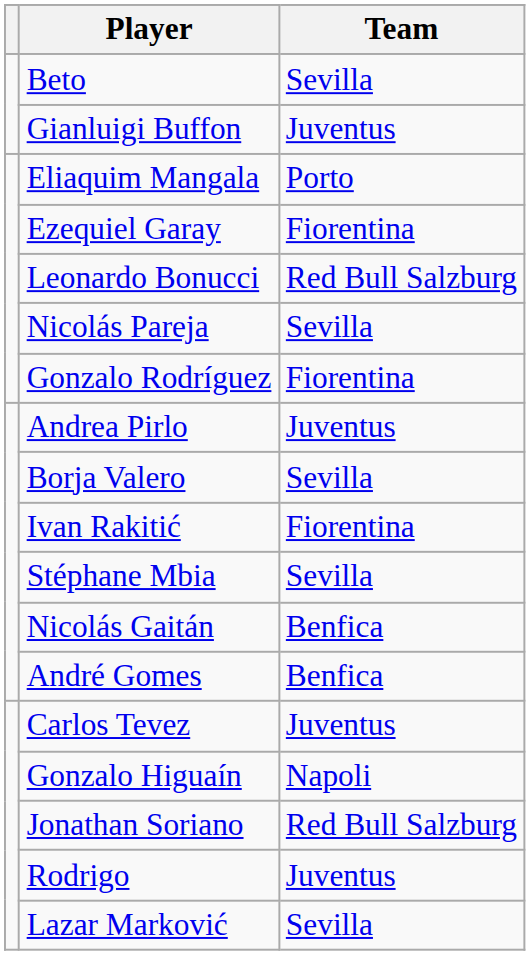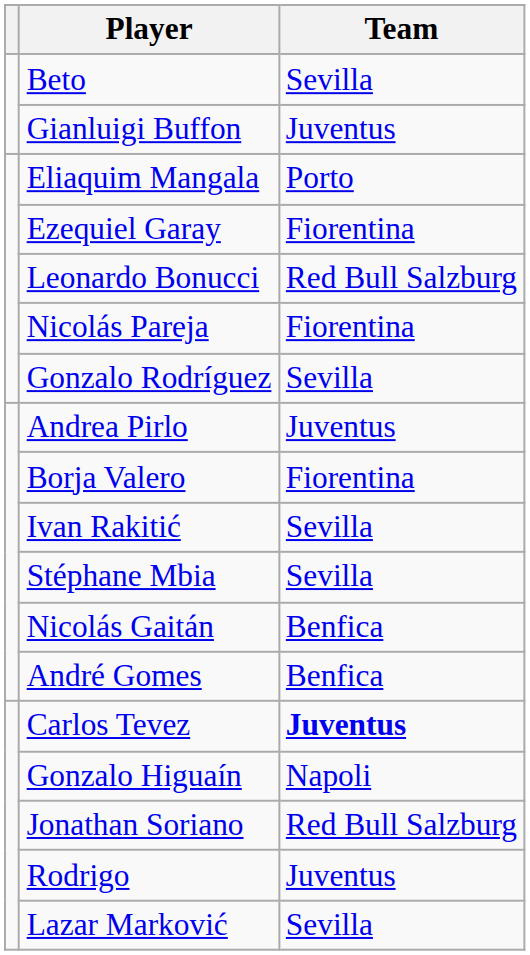(329, 327) Sevilla -> (350, 327) Fiorentina
(350, 377) Fiorentina -> (329, 377) Sevilla
(329, 476) Sevilla -> (350, 476) Fiorentina
(350, 526) Fiorentina -> (329, 526) Sevilla
(341, 725) normal -> (346, 725) bold
